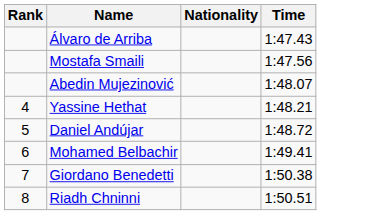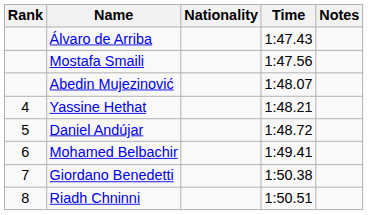+ column: (339, 15)
